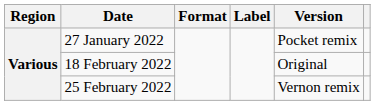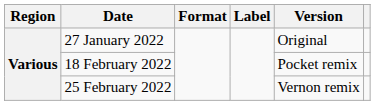(317, 40) Pocket remix -> (302, 40) Original
(302, 64) Original -> (317, 64) Pocket remix
